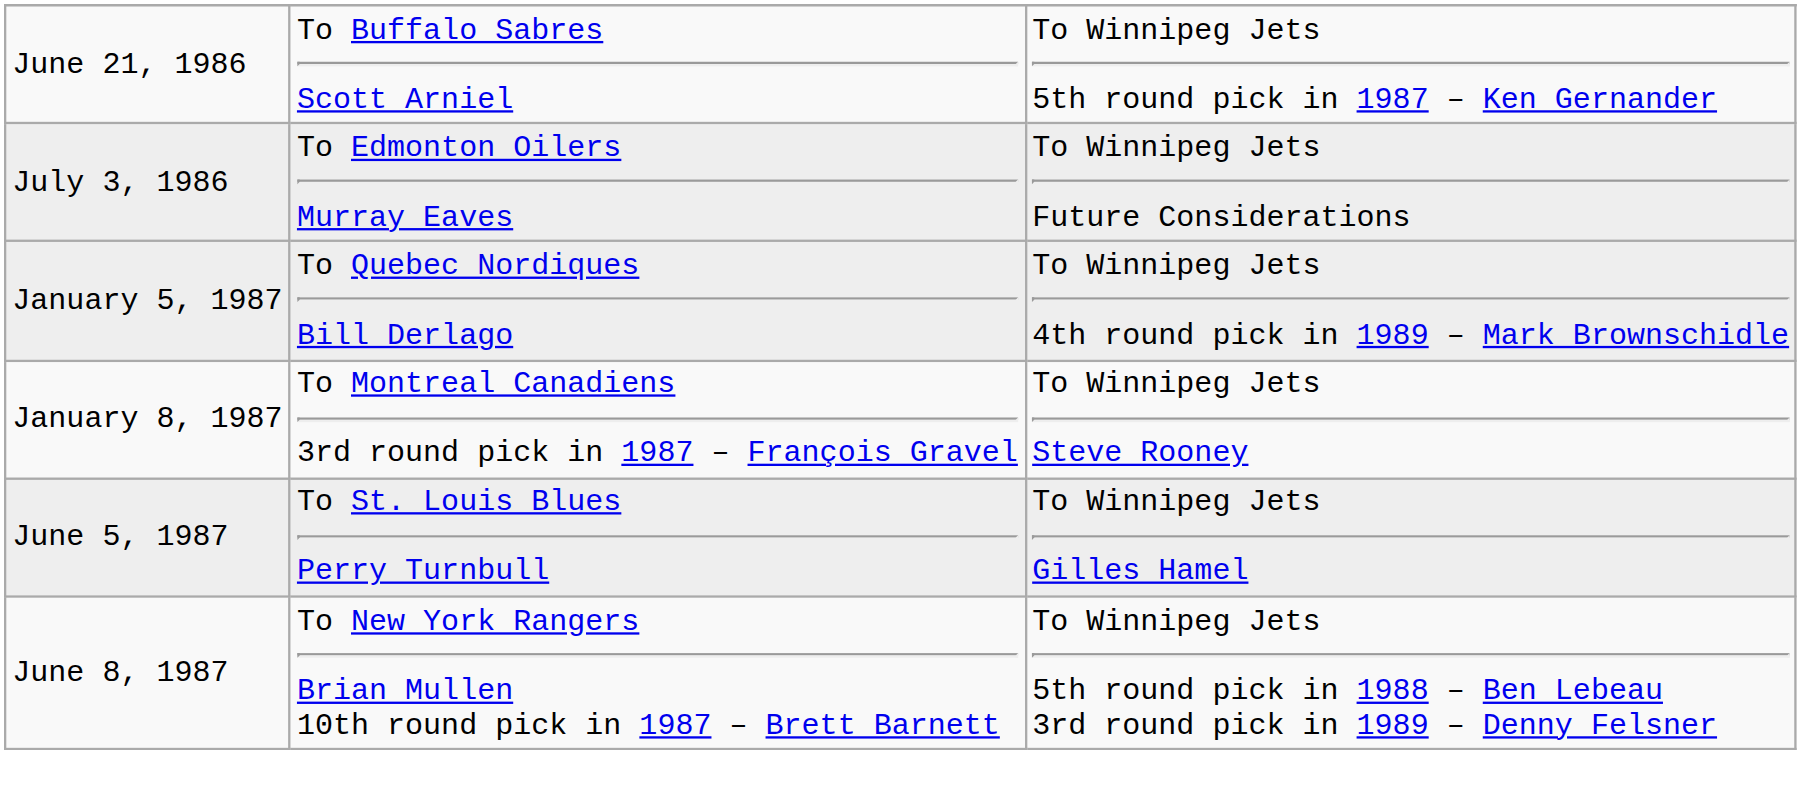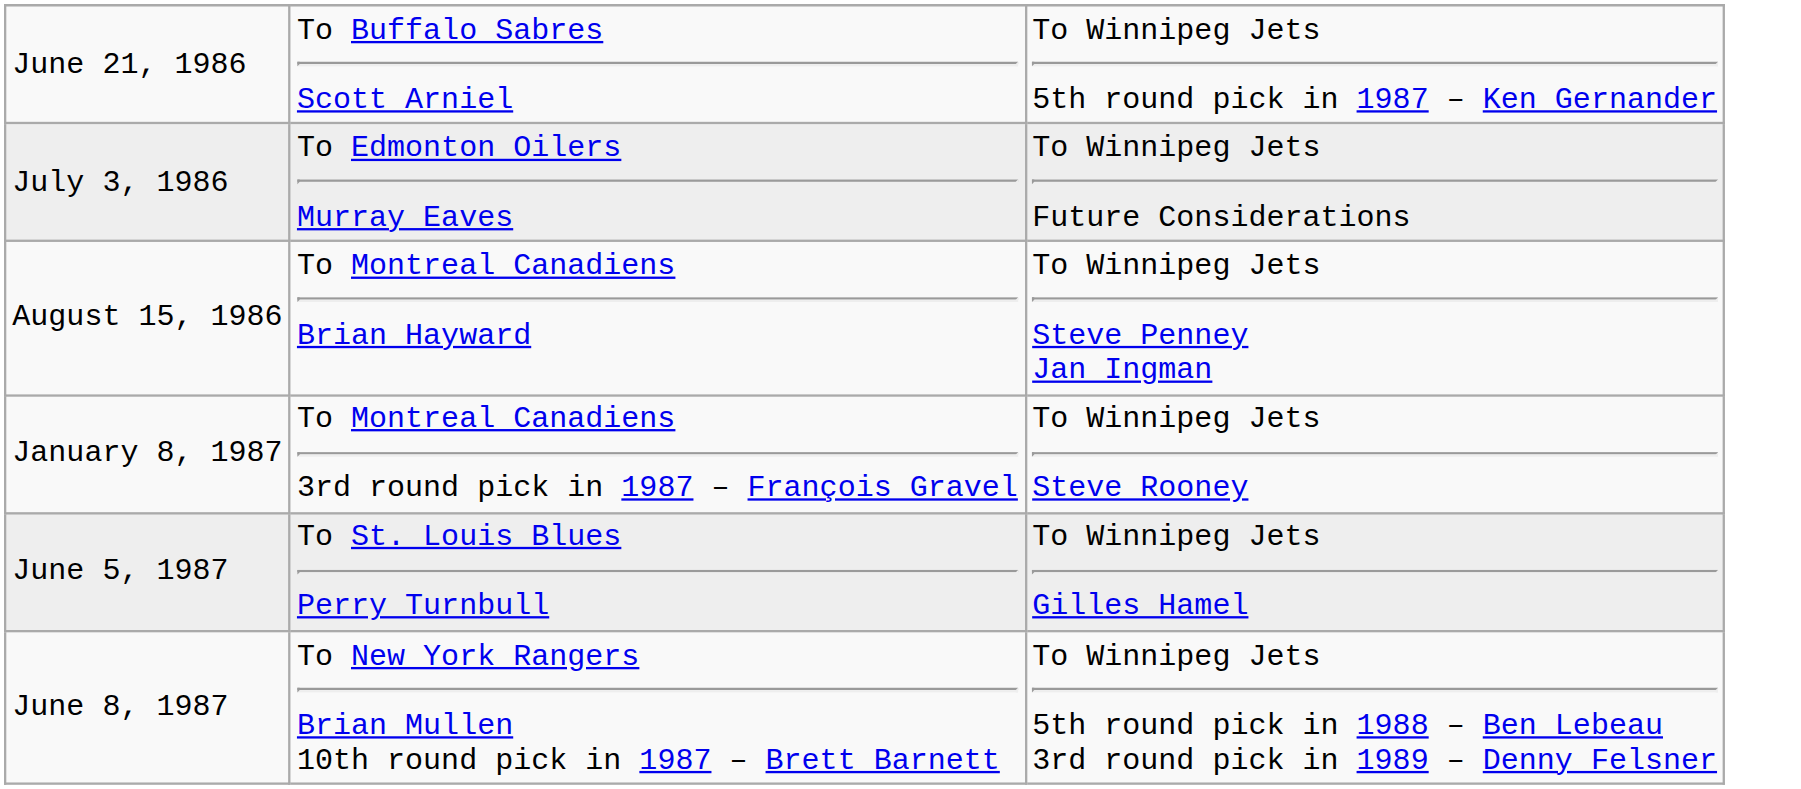+ row: (147, 318)
- row: (147, 301)
